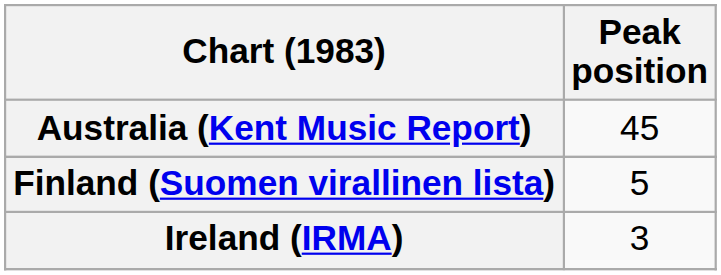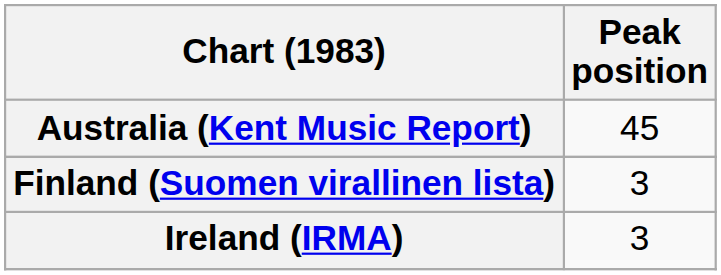(640, 183) 5 -> (640, 183) 3
